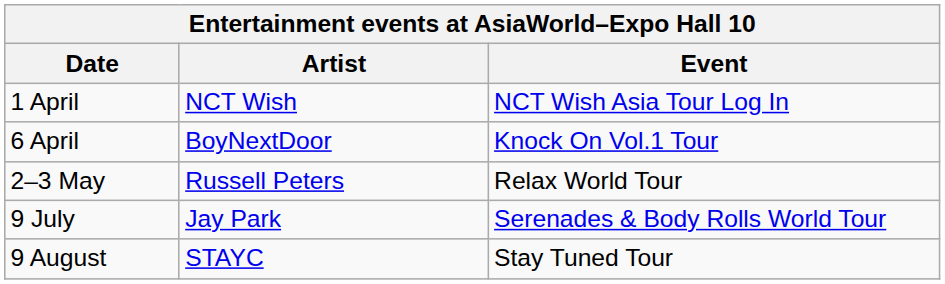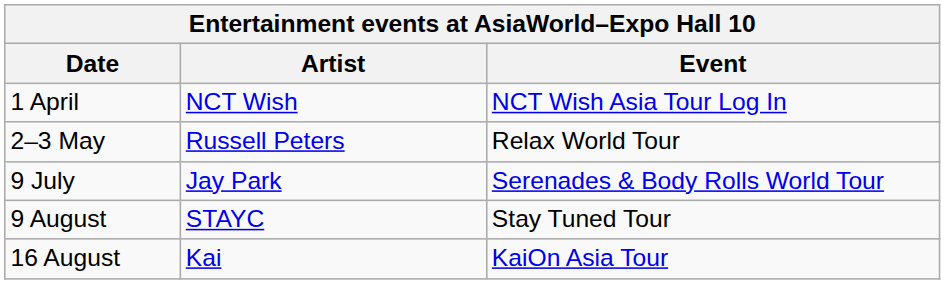- row: (45, 141)
+ row: (65, 258)
